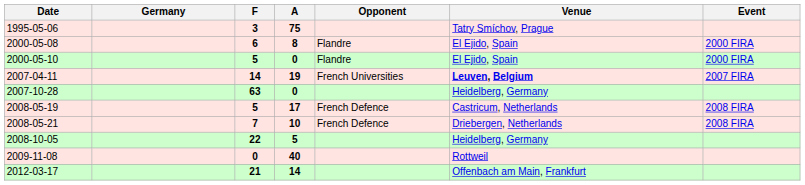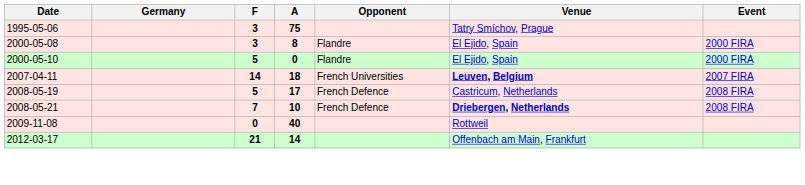(255, 44) 6 -> (255, 44) 3
(295, 76) 19 -> (295, 76) 18
- row: (32, 92)
(507, 124) normal -> (511, 108) bold
- row: (32, 140)
